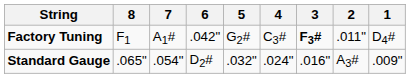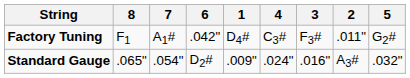columns swapped: (242, 15) <-> (387, 15)
(310, 37) bold -> (310, 37) normal
